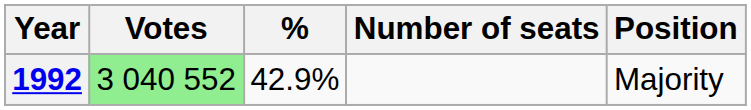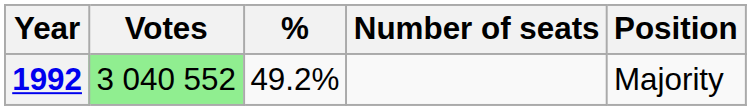(295, 79) 42.9% -> (295, 79) 49.2%
